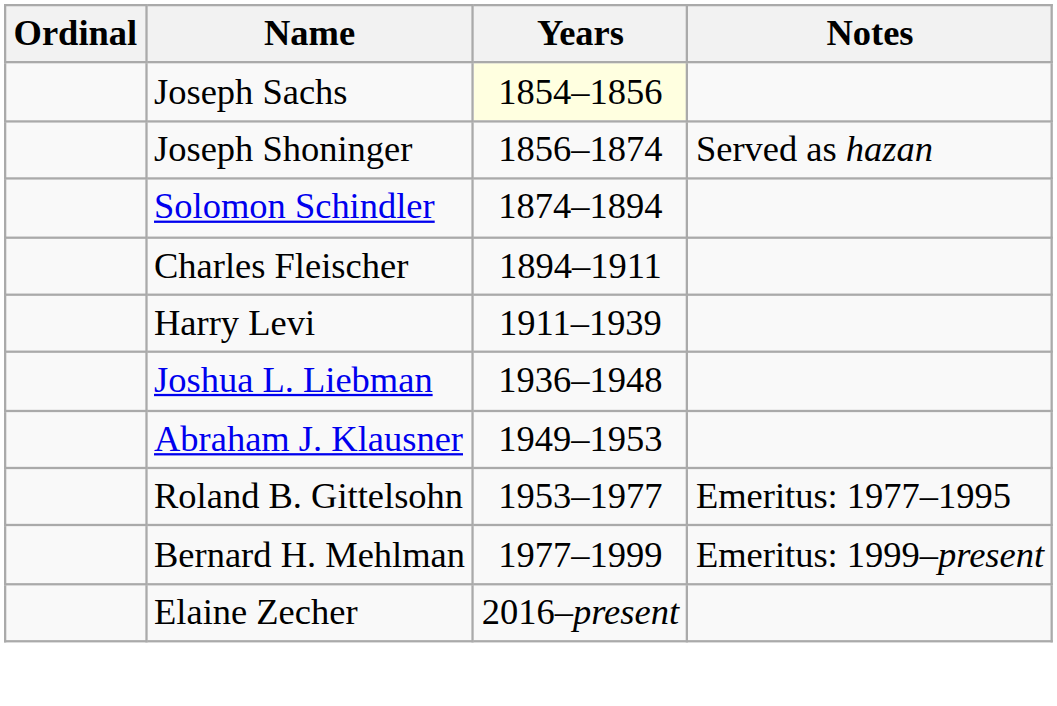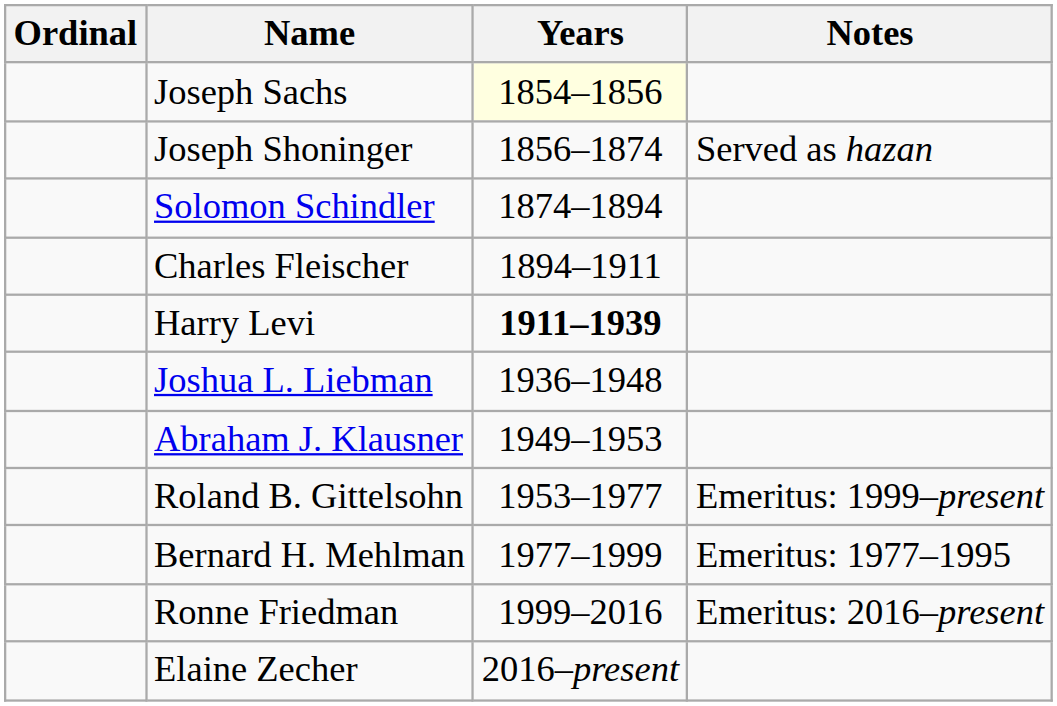(580, 322) normal -> (580, 322) bold
(853, 496) Emeritus: 1977–1995 -> (870, 496) Emeritus: 1999–present
(870, 554) Emeritus: 1999–present -> (853, 554) Emeritus: 1977–1995
+ row: (276, 611)
